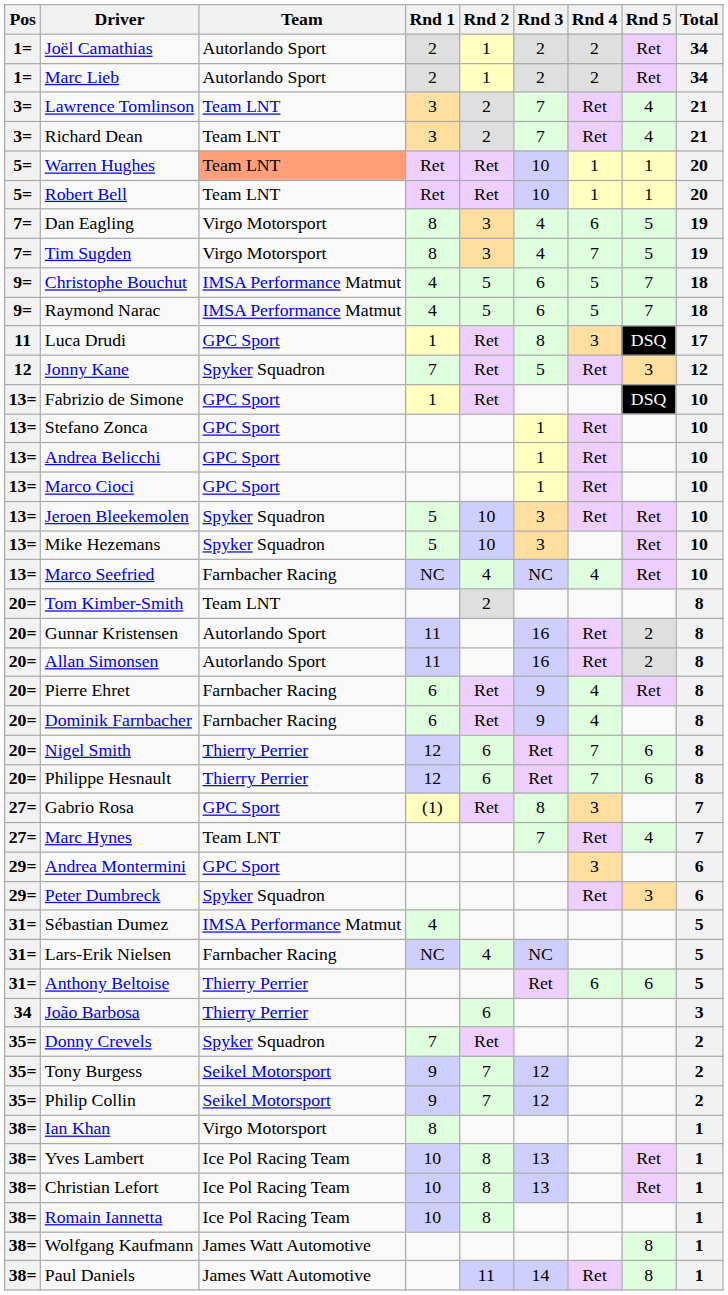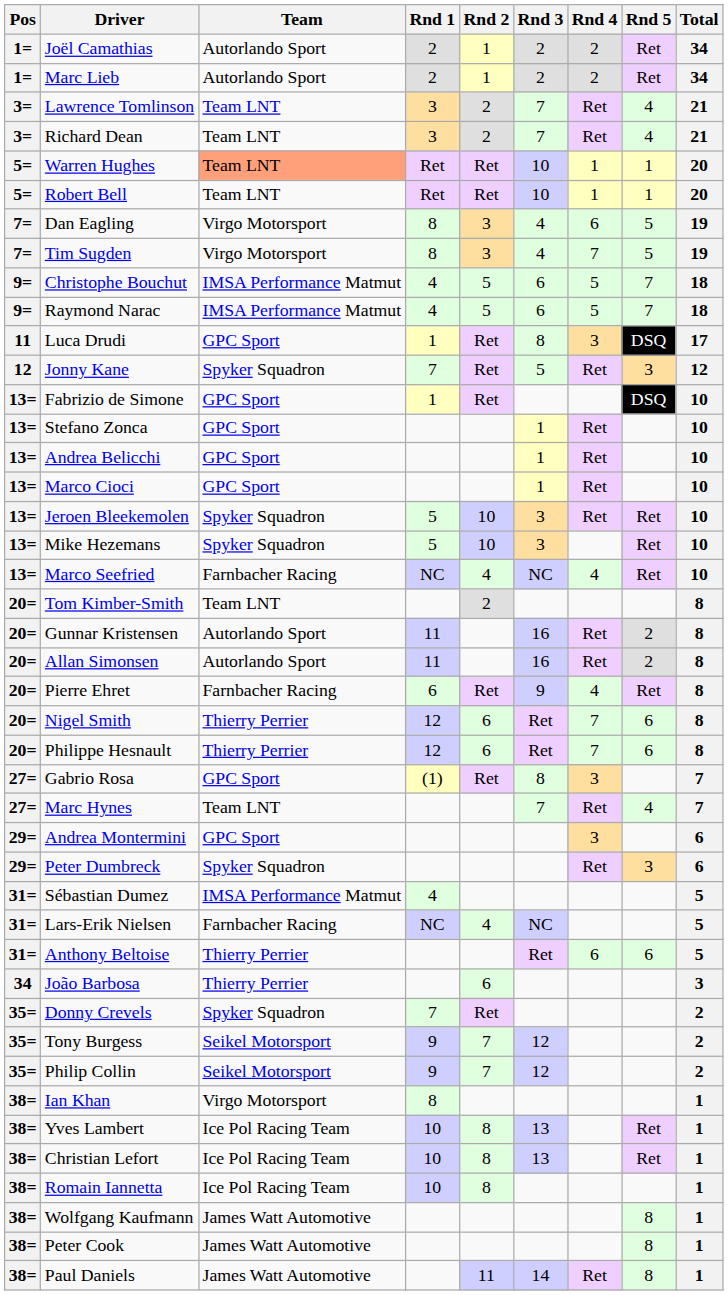- row: (118, 720)
+ row: (84, 1246)
